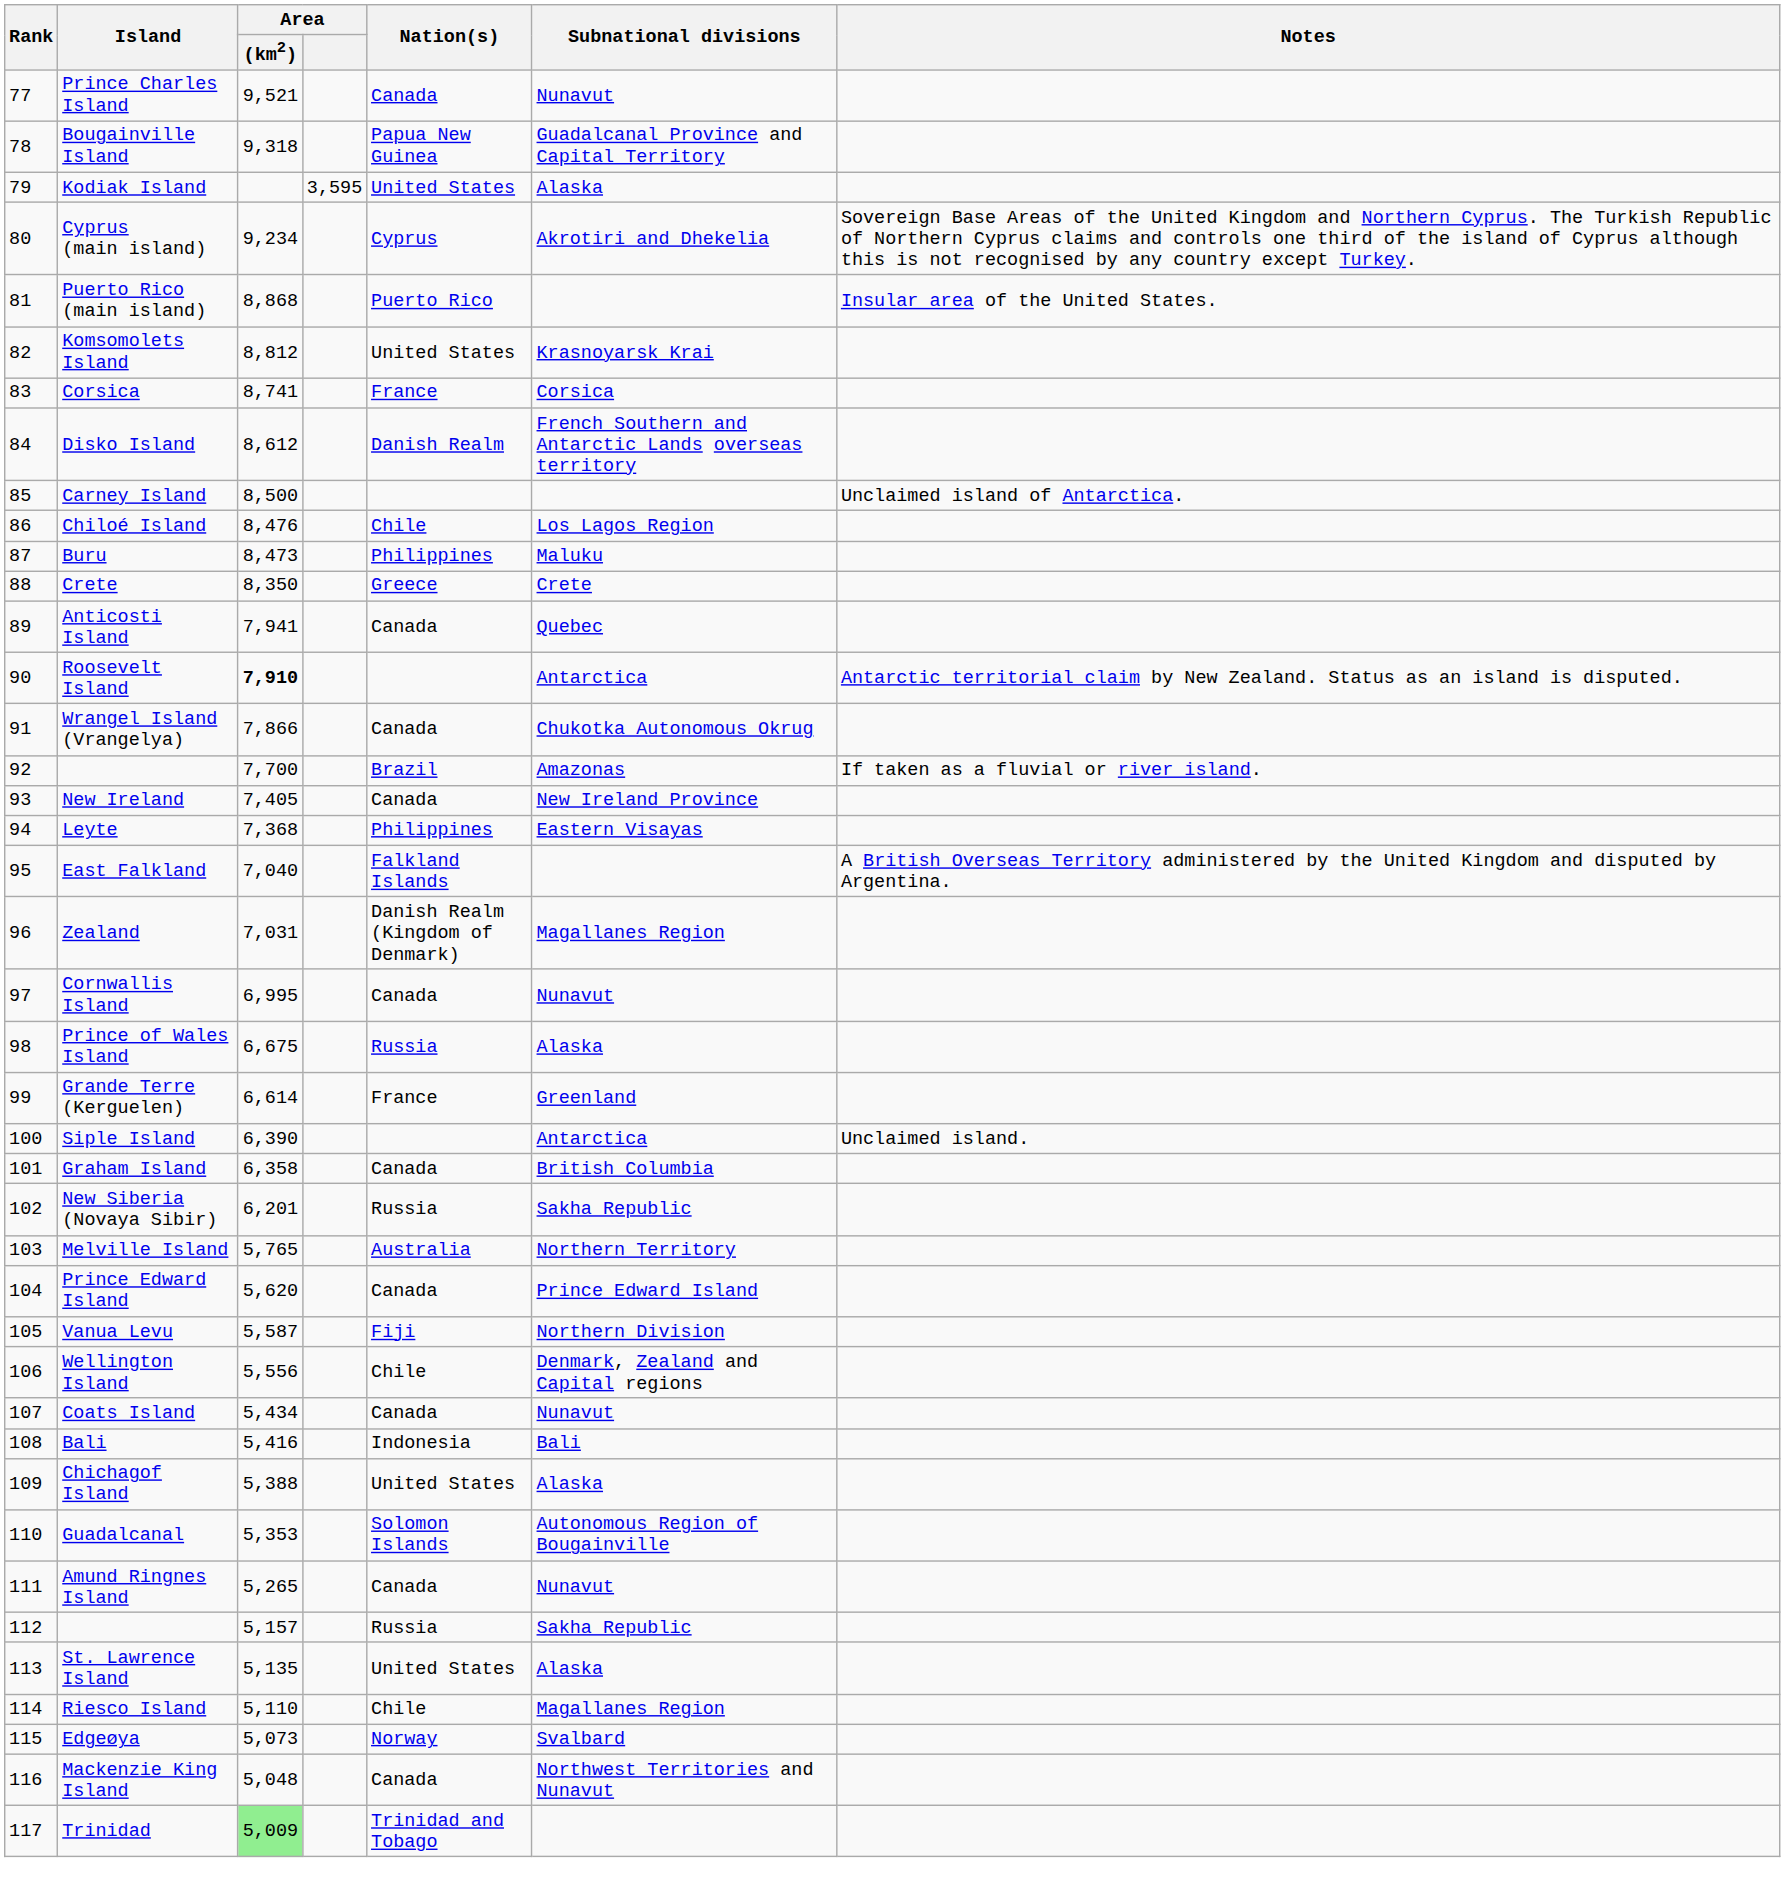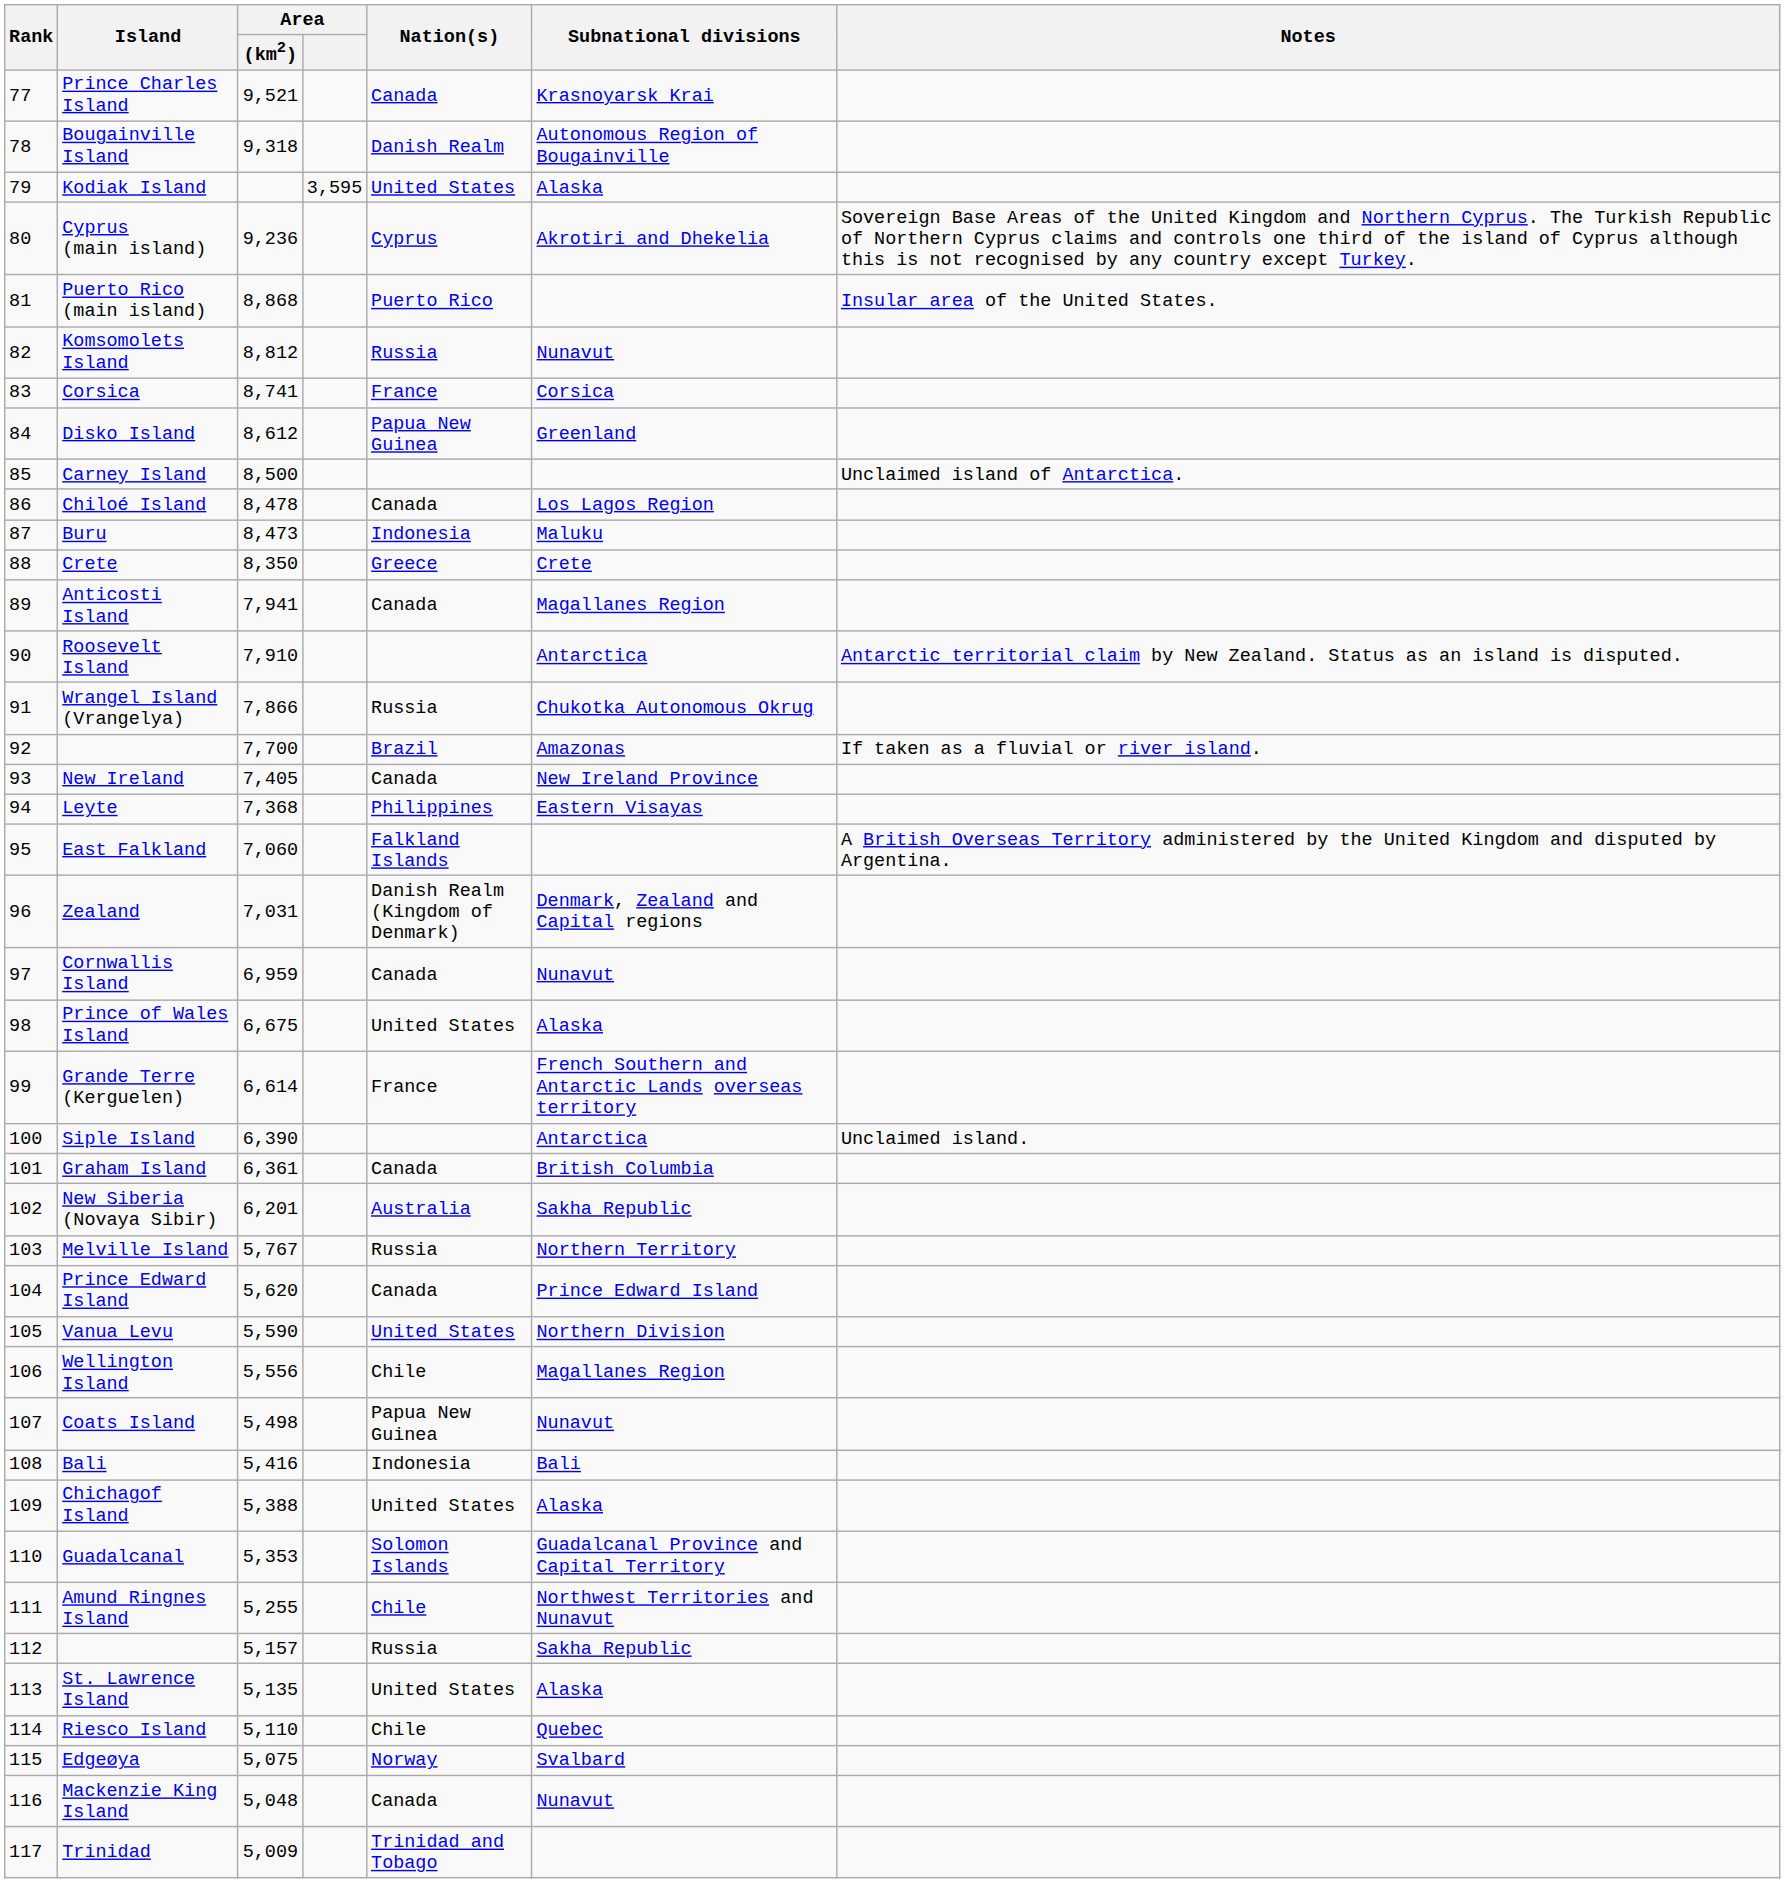(575, 95) Nunavut -> (625, 95) Krasnoyarsk Krai
(421, 147) Papua New Guinea -> (438, 147) Danish Realm
(669, 147) Guadalcanal Province and Capital Territory -> (647, 147) Autonomous Region of Bougainville
(270, 239) 9,234 -> (270, 239) 9,236
(443, 352) United States -> (404, 352) Russia
(625, 352) Krasnoyarsk Krai -> (575, 352) Nunavut
(438, 444) Danish Realm -> (421, 434) Papua New Guinea
(670, 444) French Southern and Antarctic Lands overseas territory -> (586, 434) Greenland
(270, 526) 8,476 -> (270, 505) 8,478
(399, 526) Chile -> (404, 505) Canada
(432, 556) Philippines -> (421, 535) Indonesia
(570, 627) Quebec -> (631, 605) Magallanes Region
(270, 678) bold -> (270, 657) normal
(404, 730) Canada -> (404, 708) Russia
(270, 871) 7,040 -> (270, 850) 7,060
(631, 933) Magallanes Region -> (647, 912) Denmark, Zealand and Capital regions
(270, 995) 6,995 -> (270, 974) 6,959
(404, 1047) Russia -> (443, 1025) United States
(586, 1098) Greenland -> (670, 1087) French Southern and Antarctic Lands overseas territory
(270, 1169) 6,358 -> (270, 1169) 6,361
(404, 1210) Russia -> (421, 1210) Australia
(270, 1250) 5,765 -> (270, 1250) 5,767
(421, 1250) Australia -> (404, 1250) Russia
(270, 1332) 5,587 -> (270, 1332) 5,590
(393, 1332) Fiji -> (443, 1332) United States
(647, 1373) Denmark, Zealand and Capital regions -> (631, 1373) Magallanes Region
(270, 1413) 5,434 -> (270, 1424) 5,498
(404, 1413) Canada -> (421, 1424) Papua New Guinea
(647, 1535) Autonomous Region of Bougainville -> (669, 1557) Guadalcanal Province and Capital Territory
(270, 1587) 5,265 -> (270, 1608) 5,255
(404, 1587) Canada -> (399, 1608) Chile
(575, 1587) Nunavut -> (675, 1608) Northwest Territories and Nunavut
(631, 1709) Magallanes Region -> (570, 1730) Quebec
(270, 1739) 5,073 -> (270, 1760) 5,075
(675, 1780) Northwest Territories and Nunavut -> (575, 1801) Nunavut
(270, 1831) lightgreen background -> (270, 1853) no background
